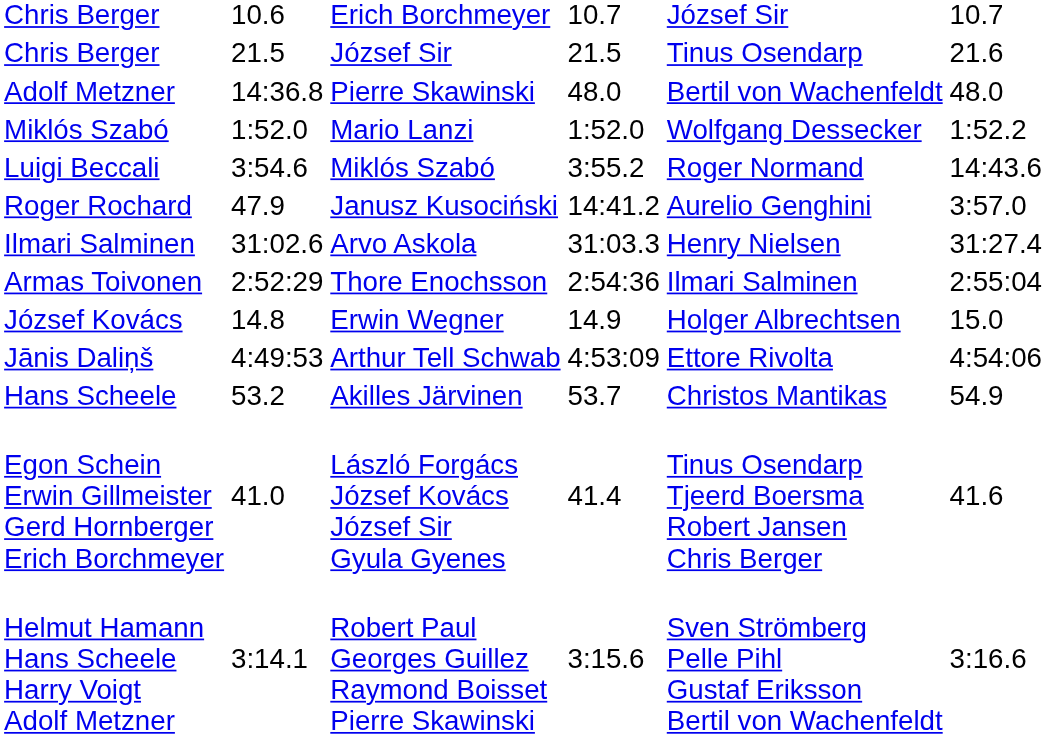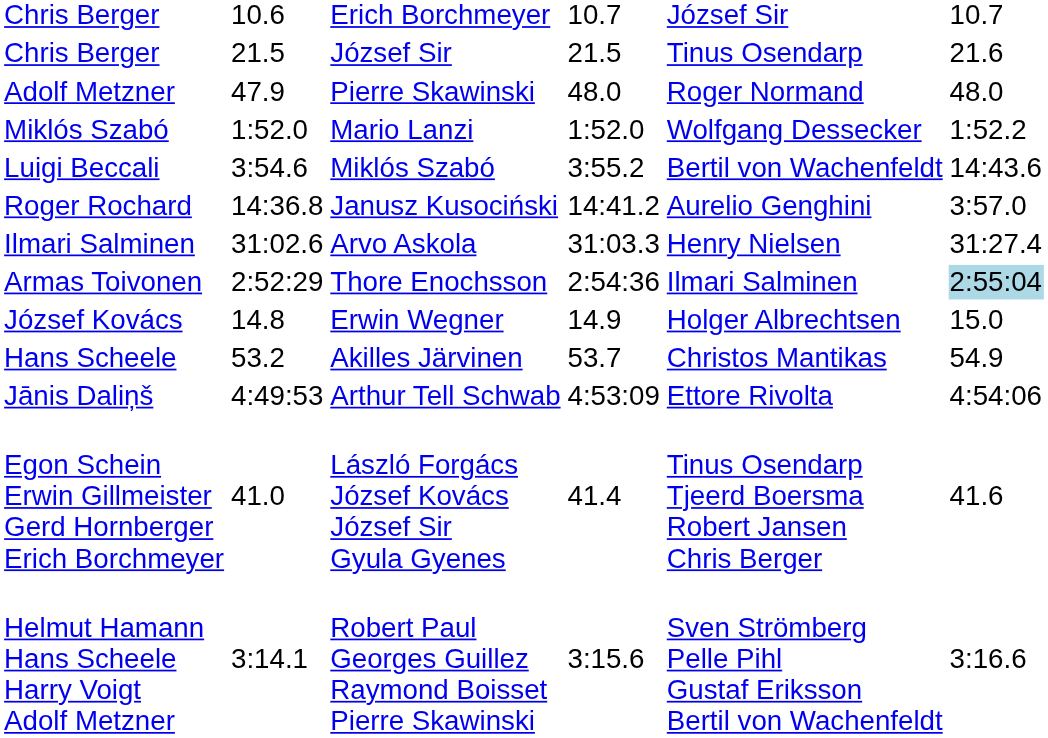(277, 91) 14:36.8 -> (258, 91) 47.9
(805, 91) Bertil von Wachenfeldt -> (765, 91) Roger Normand
(765, 167) Roger Normand -> (805, 167) Bertil von Wachenfeldt
(258, 205) 47.9 -> (277, 205) 14:36.8
(996, 281) no background -> (996, 281) lightblue background
rows swapped: (90, 395) <-> (79, 357)
